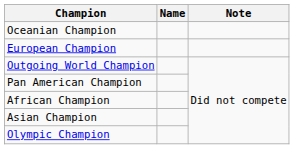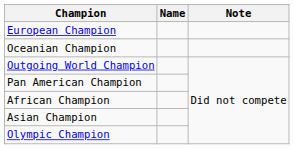rows swapped: (62, 48) <-> (62, 30)
